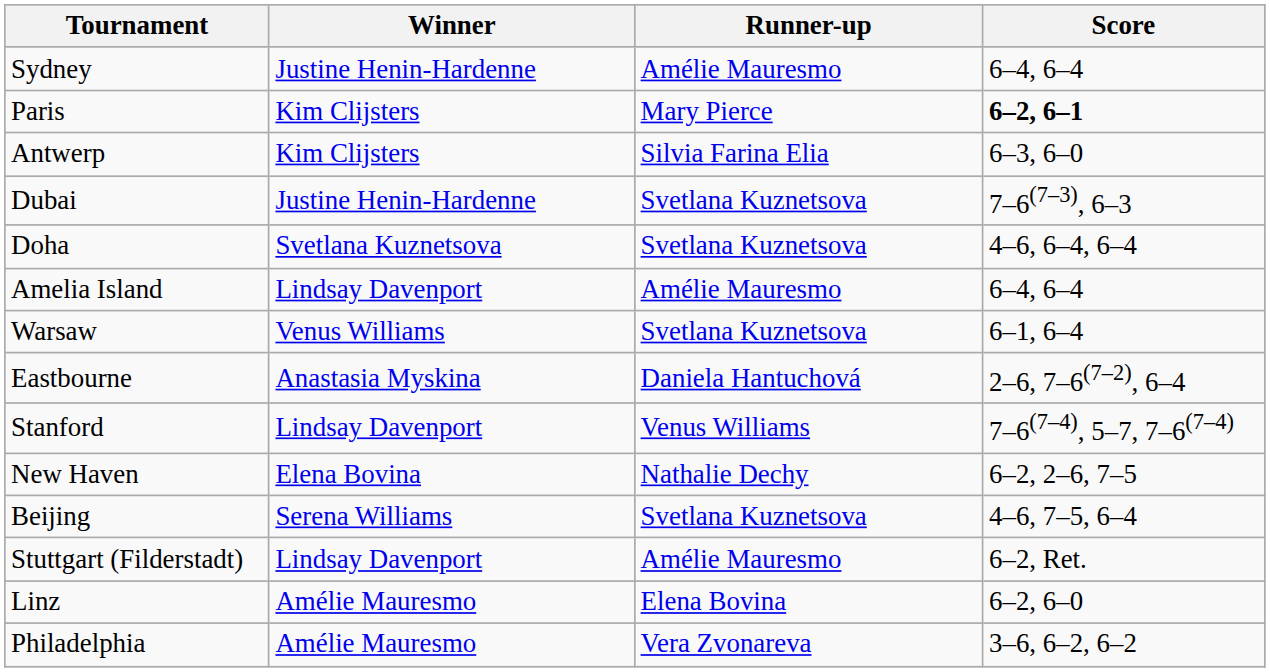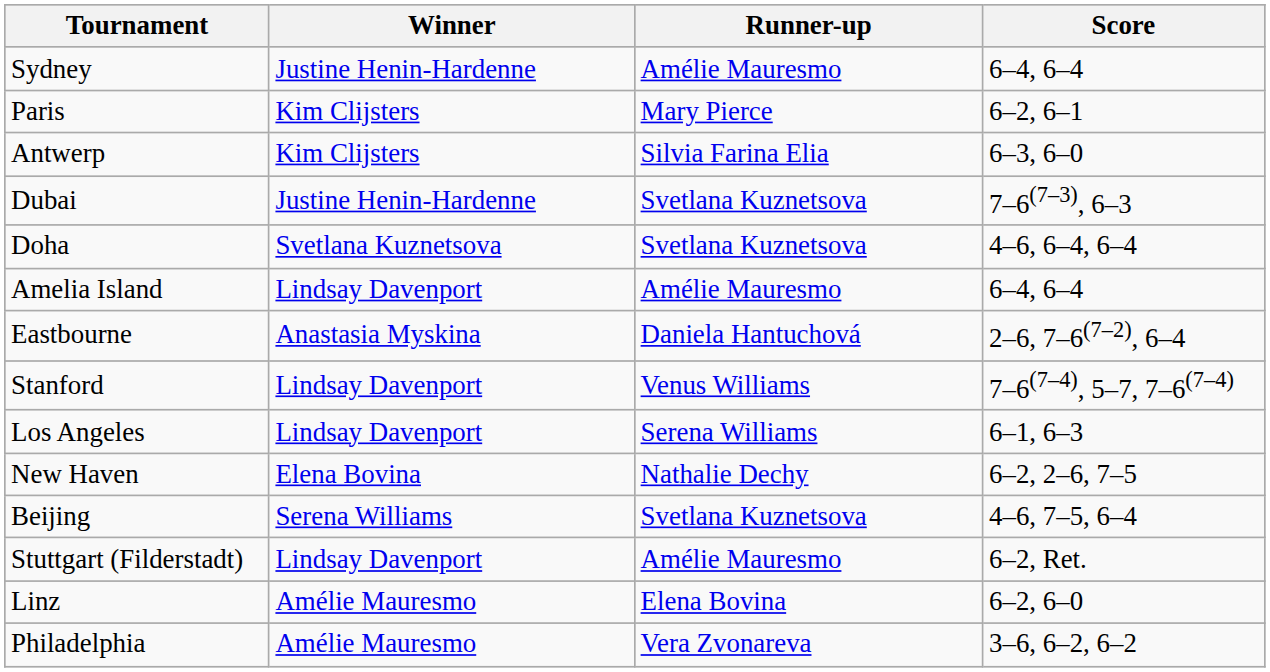(1036, 111) bold -> (1036, 111) normal
- row: (54, 331)
+ row: (78, 431)
